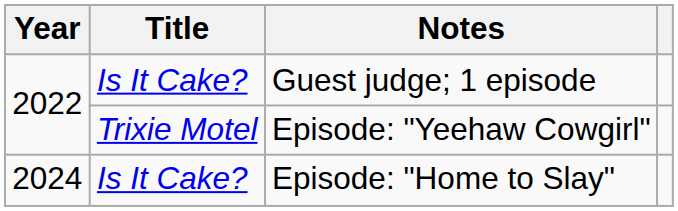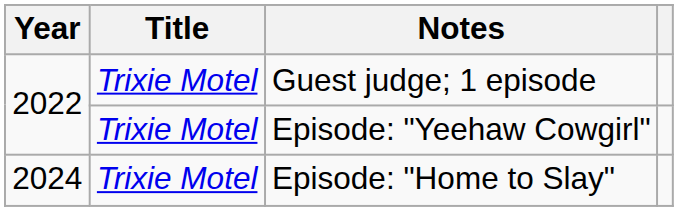(172, 79) Is It Cake? -> (177, 79) Trixie Motel
(172, 179) Is It Cake? -> (177, 179) Trixie Motel
